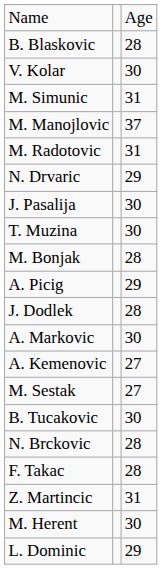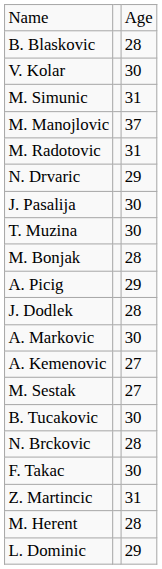(133, 470) 28 -> (133, 470) 30
(133, 524) 30 -> (133, 524) 28
